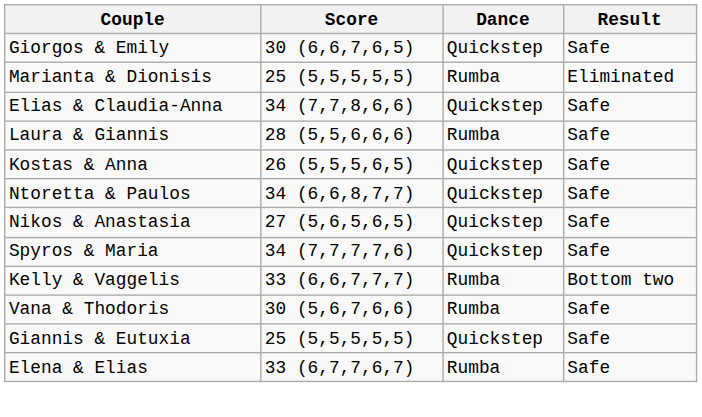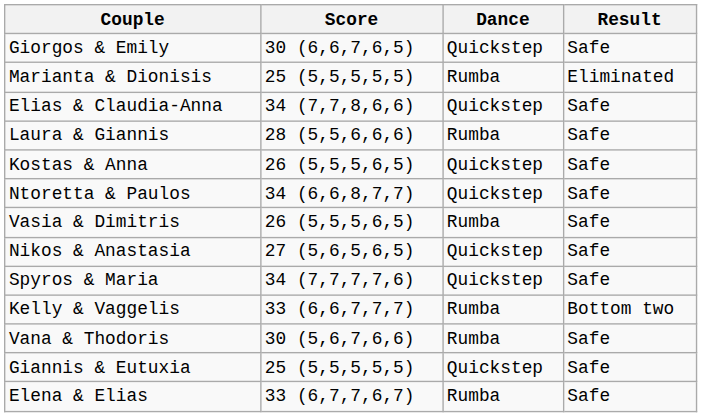+ row: (94, 222)
